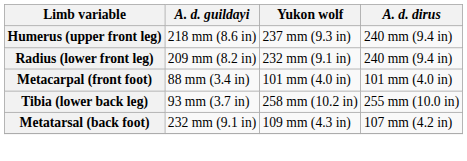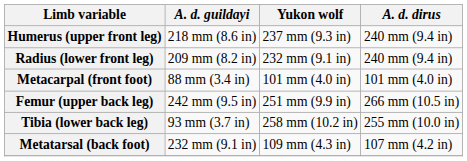+ row: (85, 101)
